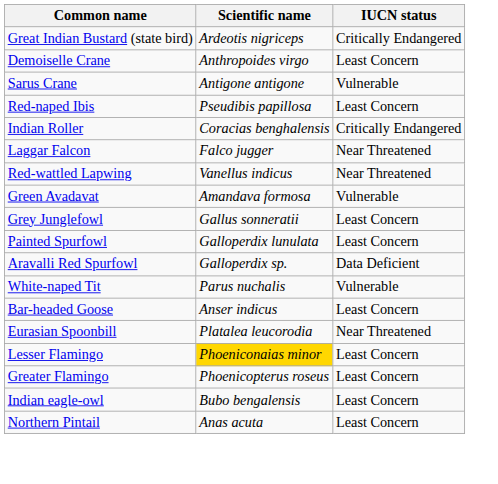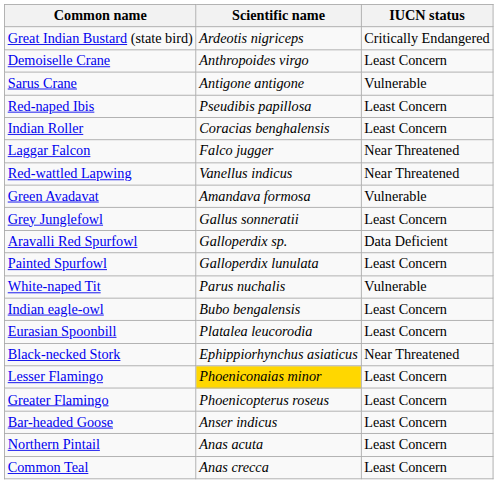(399, 128) Critically Endangered -> (406, 128) Least Concern
rows swapped: (57, 241) <-> (73, 264)
rows swapped: (56, 399) <-> (60, 309)
(384, 331) Near Threatened -> (406, 331) Least Concern
+ row: (64, 354)
+ row: (48, 467)
